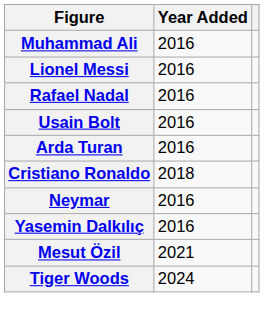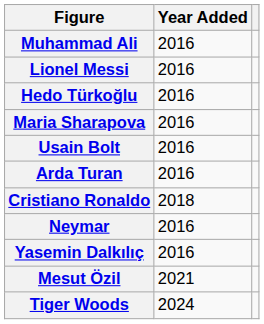+ row: (79, 95)
- row: (79, 95)
+ row: (79, 122)
